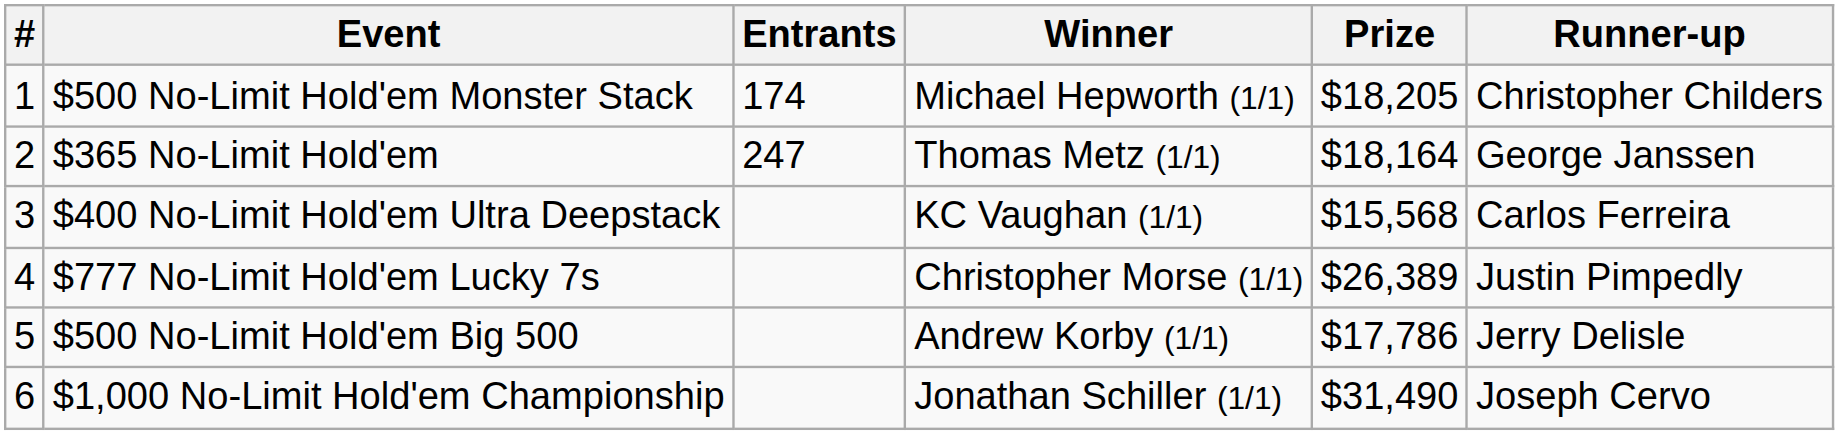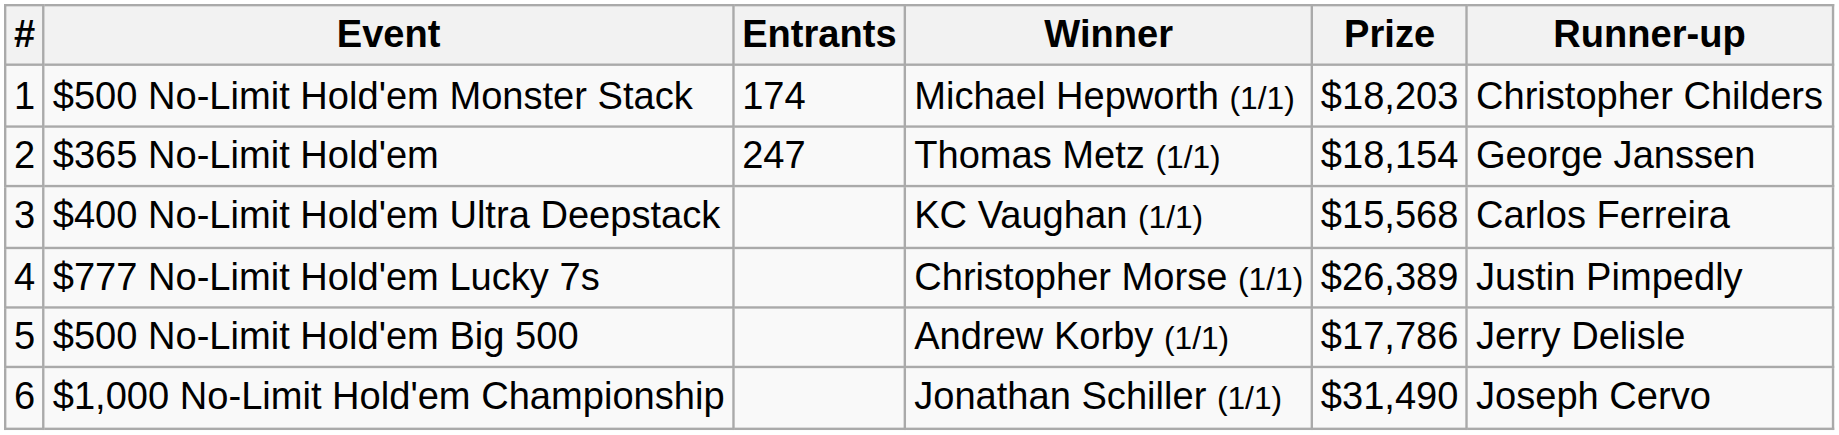(1390, 95) $18,205 -> (1390, 95) $18,203
(1390, 155) $18,164 -> (1390, 155) $18,154
